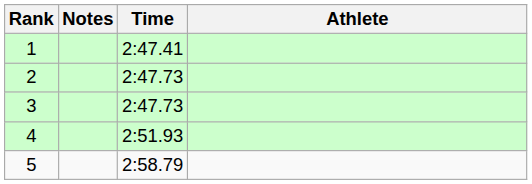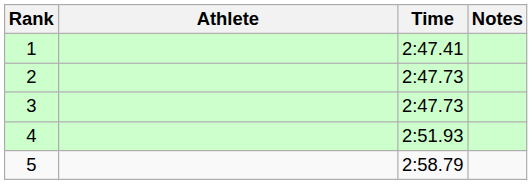columns swapped: (357, 19) <-> (88, 19)
